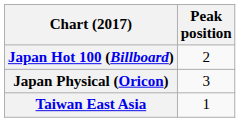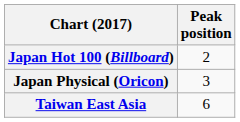(206, 104) 1 -> (206, 104) 6
